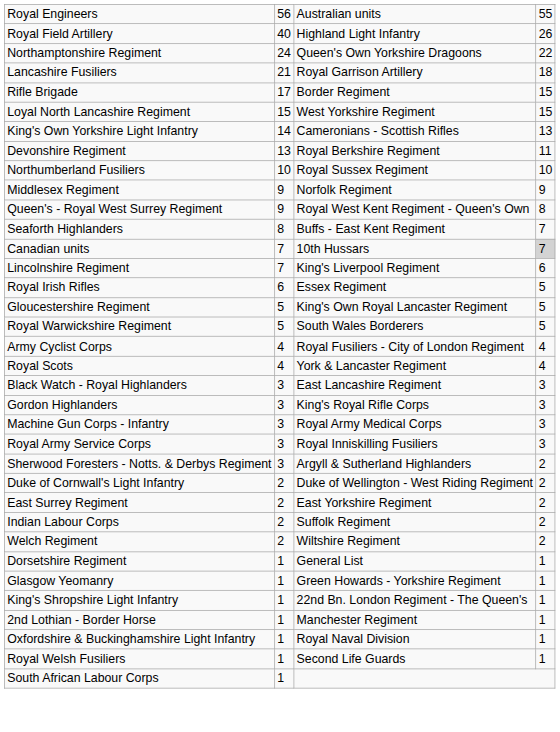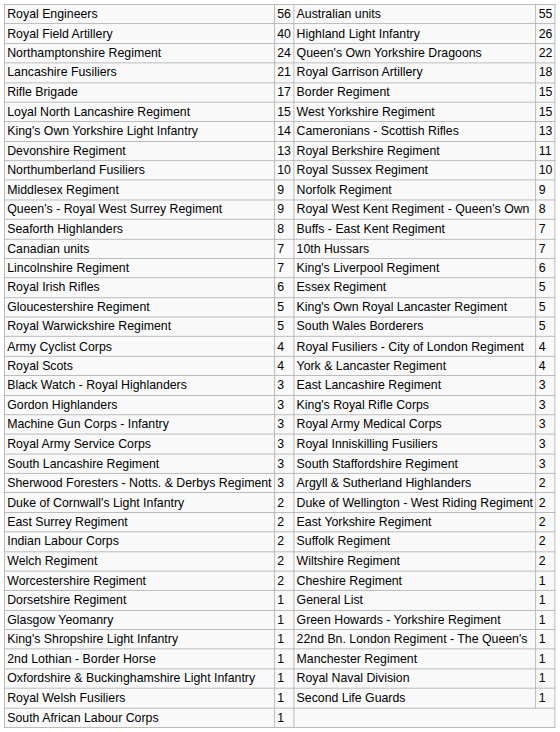(542, 248) lightgrey background -> (542, 248) no background
+ row: (83, 463)
+ row: (77, 580)
